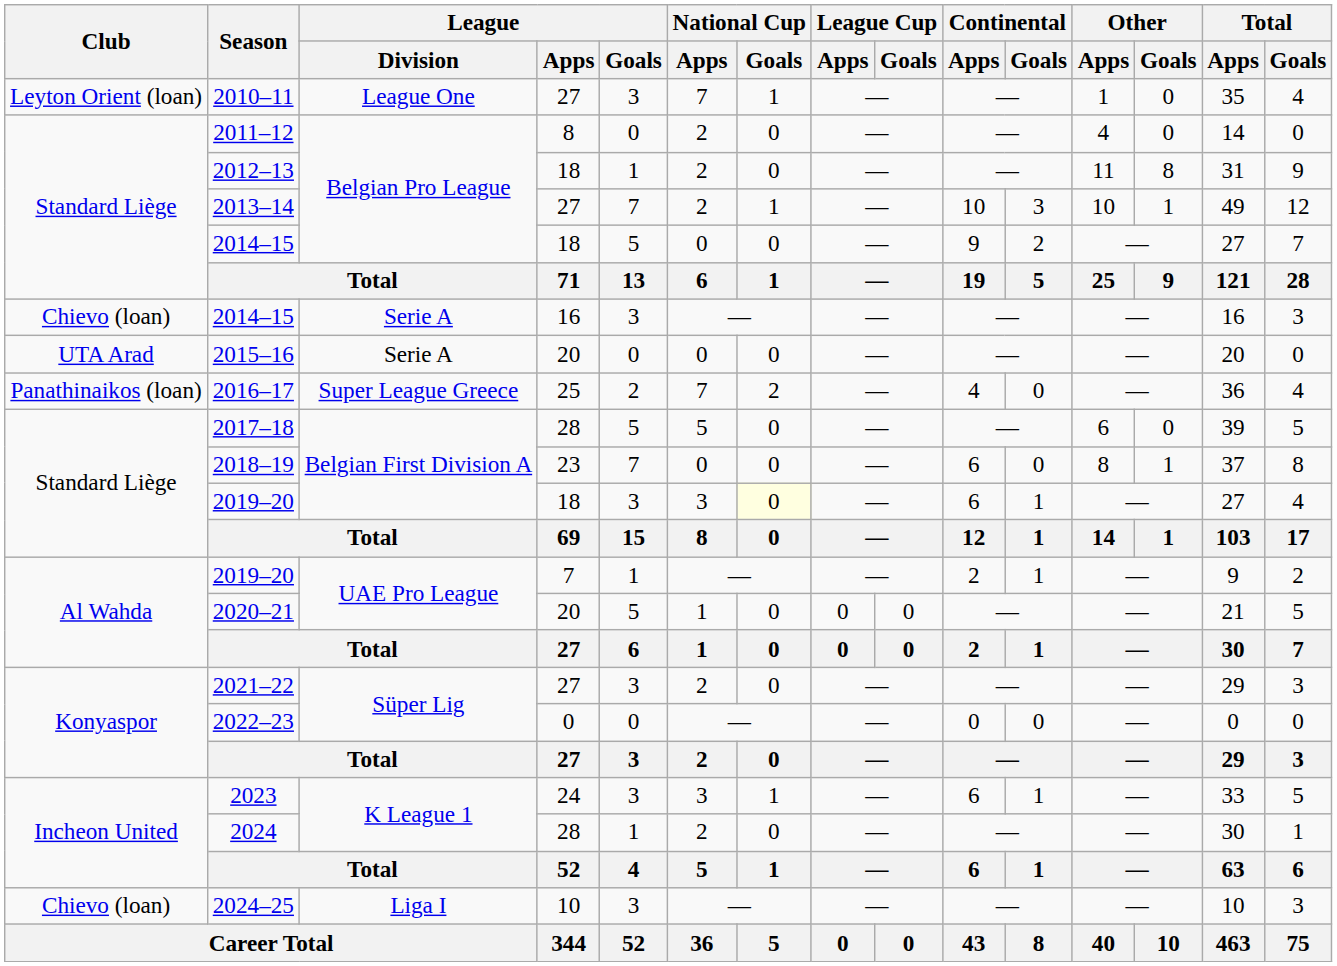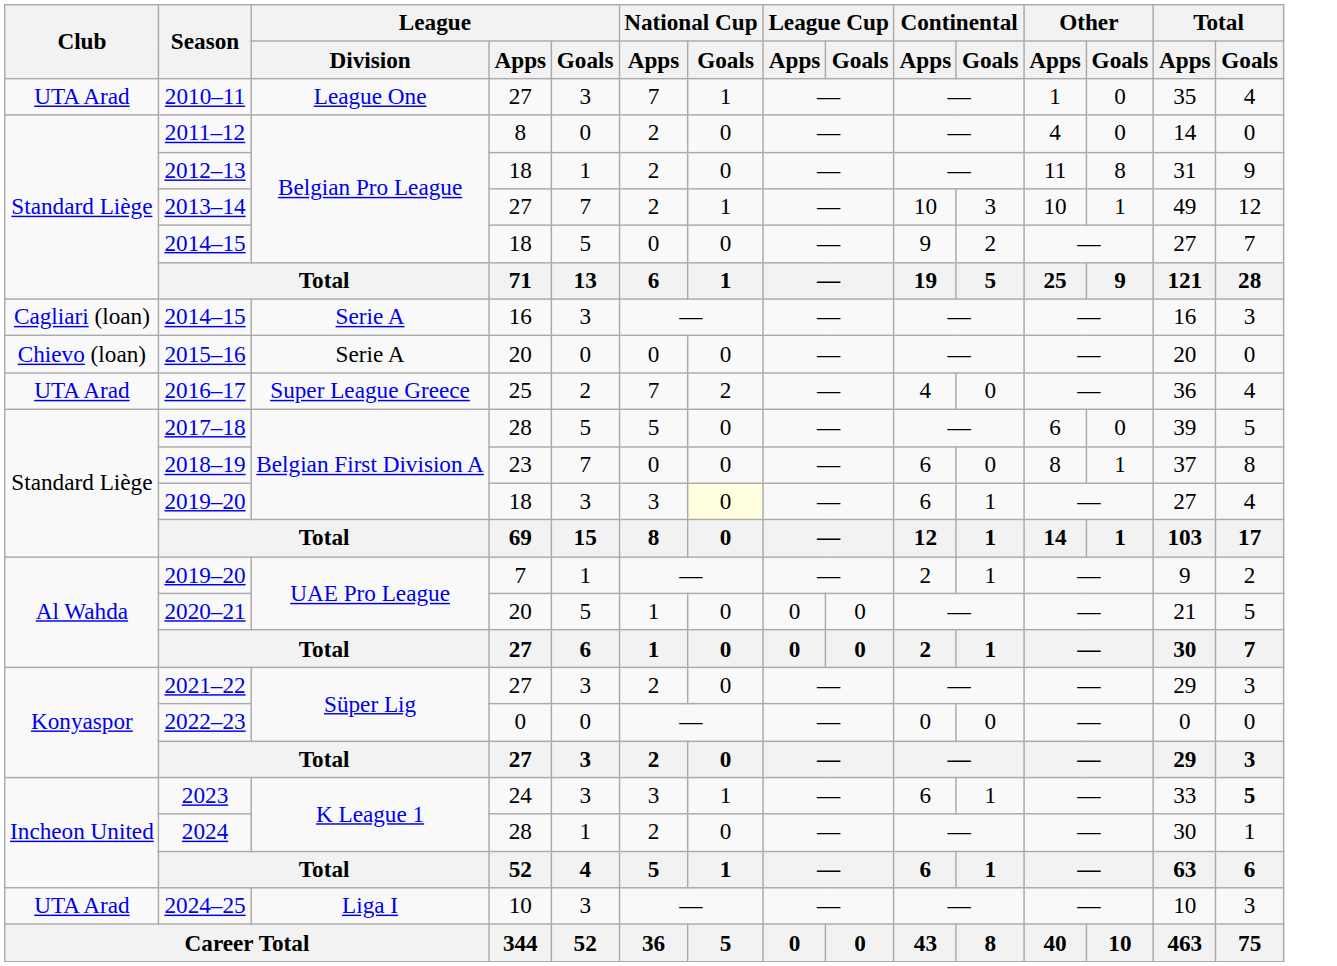(106, 96) Leyton Orient (loan) -> (82, 96) UTA Arad
(106, 317) Chievo (loan) -> (82, 317) Cagliari (loan)
(106, 354) UTA Arad -> (82, 354) Chievo (loan)
(106, 390) Panathinaikos (loan) -> (82, 390) UTA Arad
(1298, 795) normal -> (1250, 795) bold
(106, 905) Chievo (loan) -> (82, 905) UTA Arad
